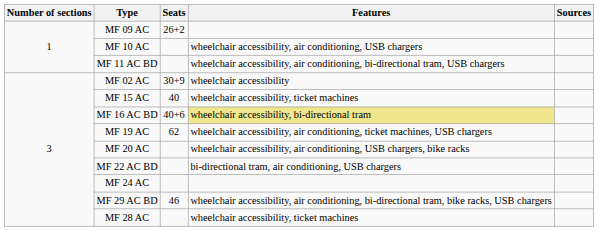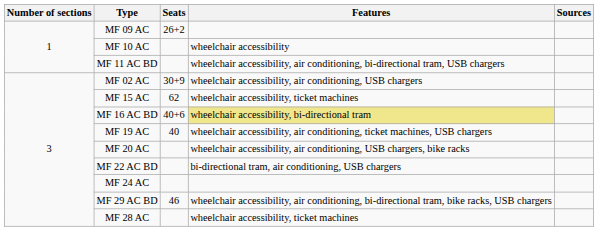(306, 46) wheelchair accessibility, air conditioning, USB chargers -> (240, 46) wheelchair accessibility
(240, 80) wheelchair accessibility -> (306, 80) wheelchair accessibility, air conditioning, USB chargers
(174, 97) 40 -> (174, 97) 62
(174, 131) 62 -> (174, 131) 40
